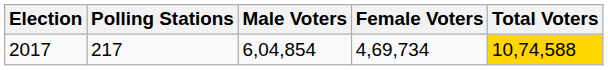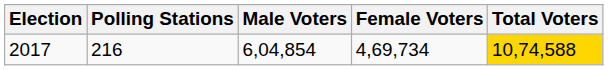(107, 49) 217 -> (107, 49) 216
